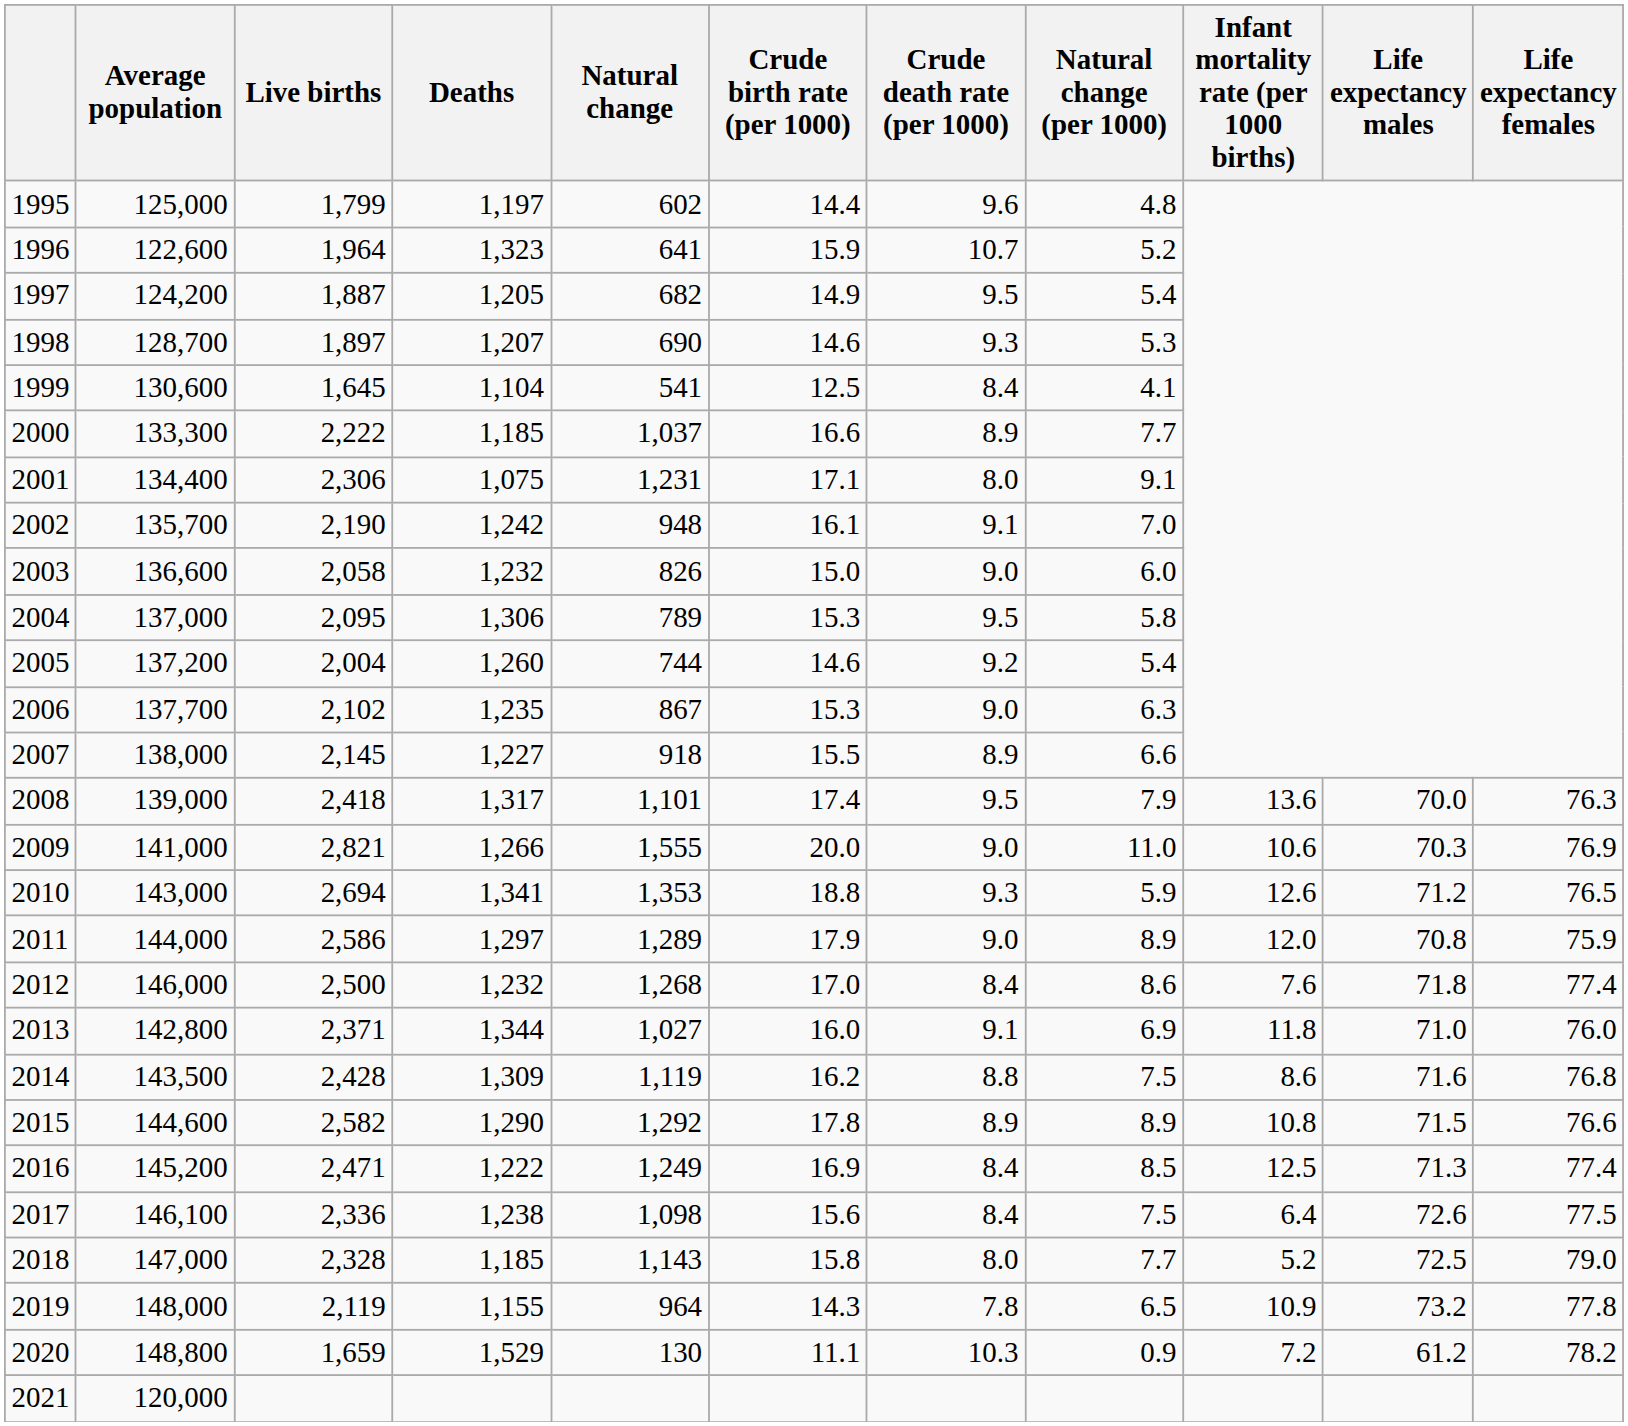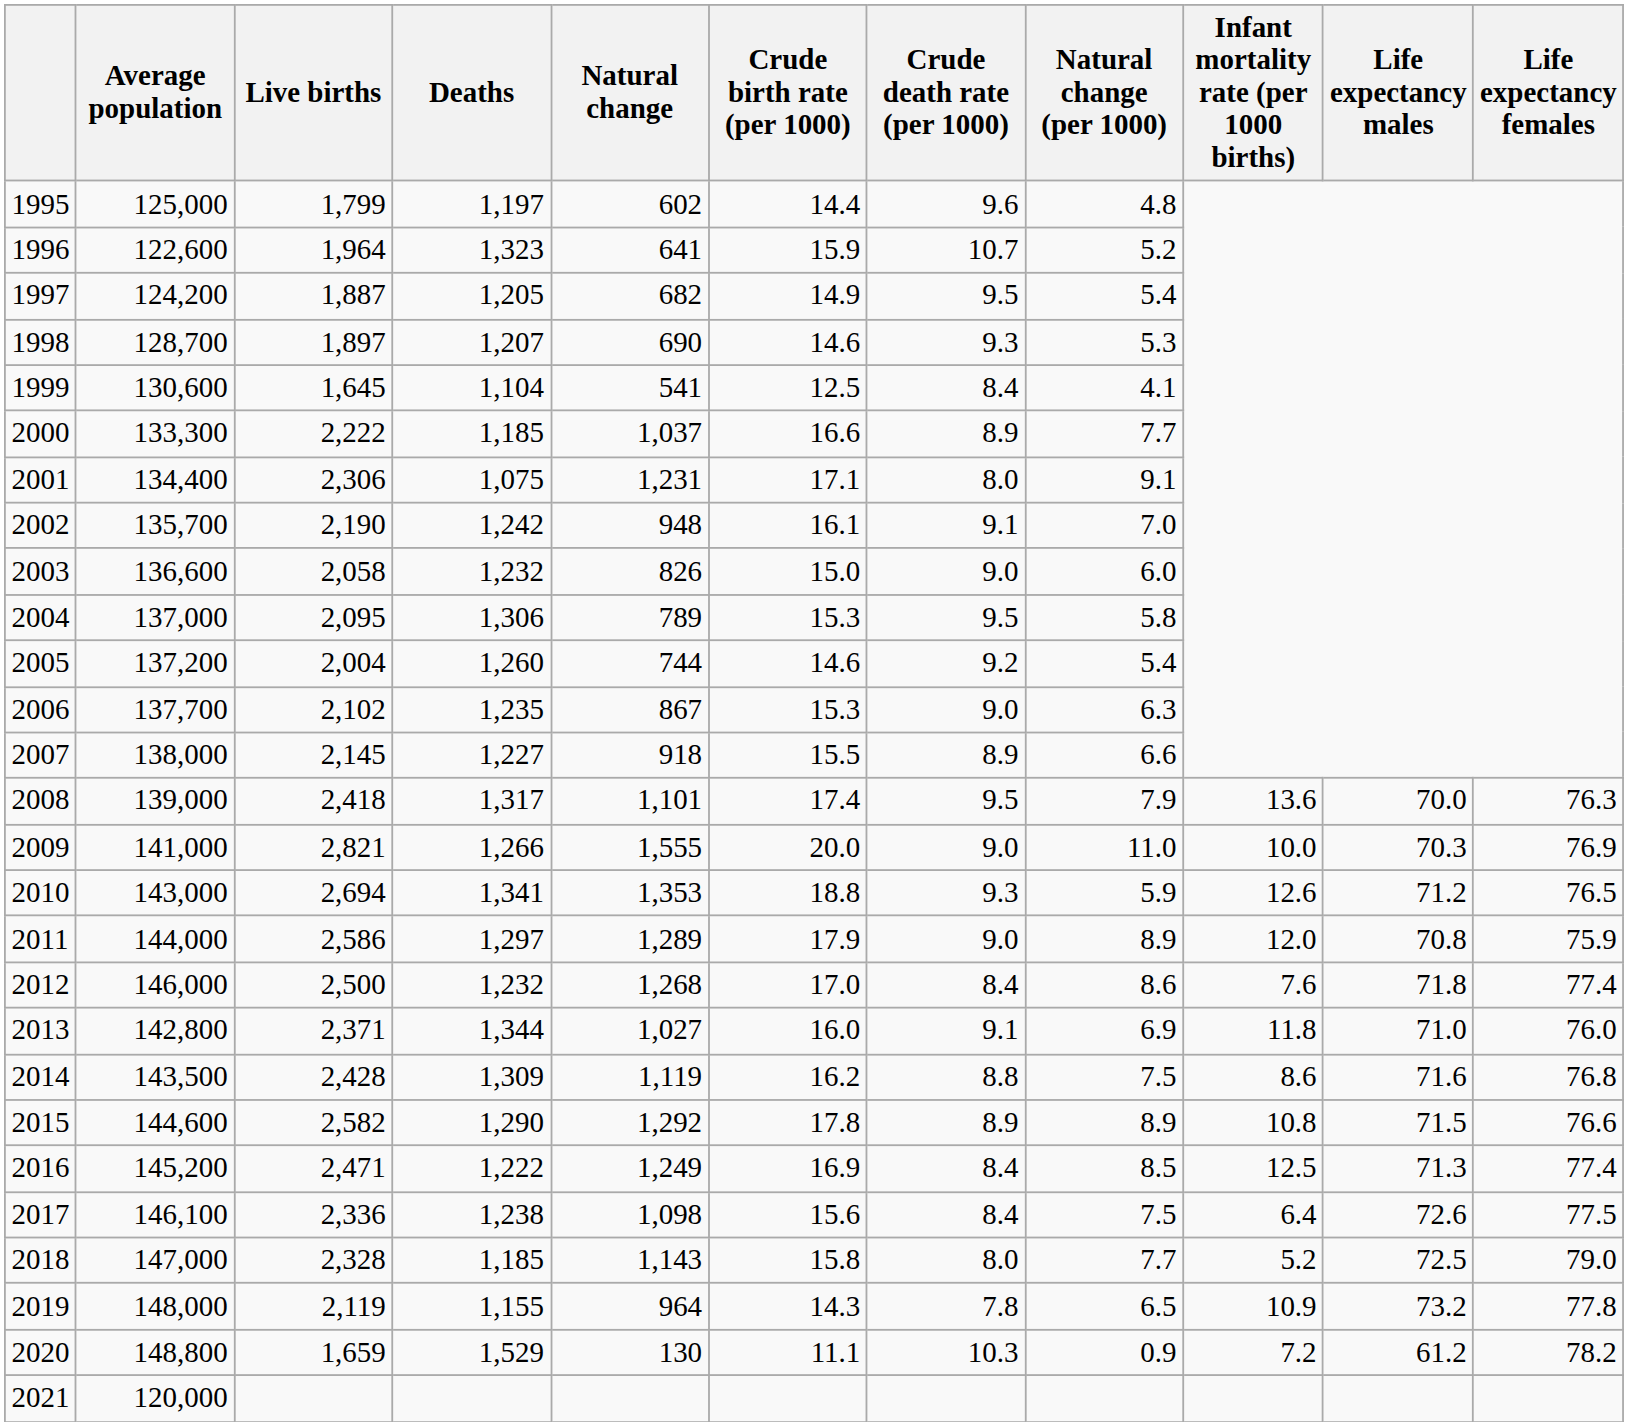(1291, 846) 10.6 -> (1291, 846) 10.0
